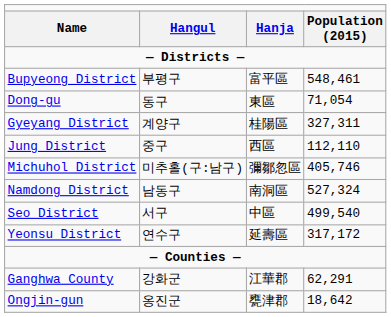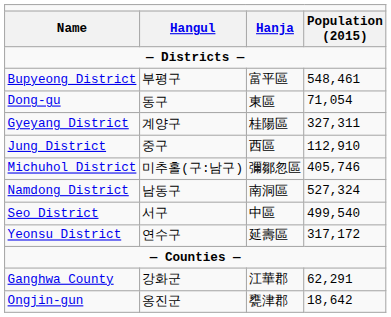(334, 146) 112,110 -> (334, 146) 112,910
